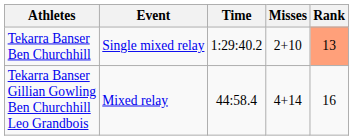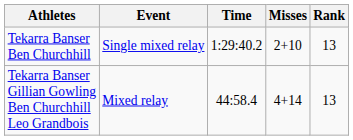(329, 46) lightsalmon background -> (329, 46) no background
(329, 100) 16 -> (329, 100) 13
